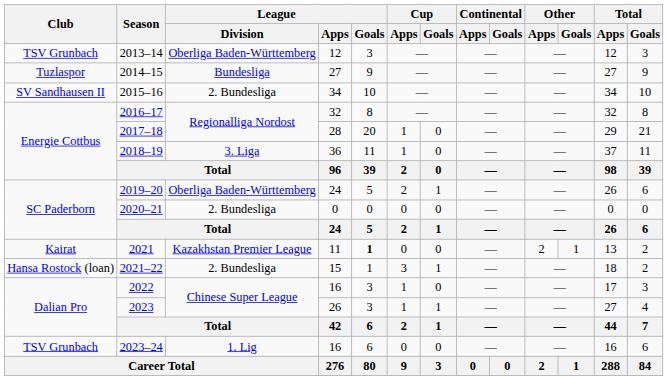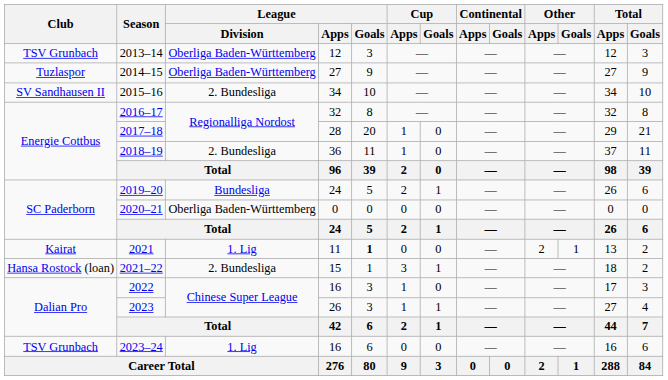(242, 72) Bundesliga -> (242, 72) Oberliga Baden-Württemberg
(242, 151) 3. Liga -> (242, 151) 2. Bundesliga
(242, 190) Oberliga Baden-Württemberg -> (242, 190) Bundesliga
(242, 209) 2. Bundesliga -> (242, 209) Oberliga Baden-Württemberg
(242, 248) Kazakhstan Premier League -> (242, 248) 1. Lig
